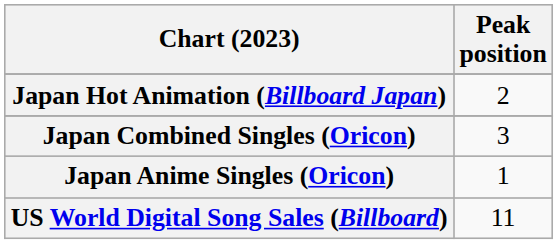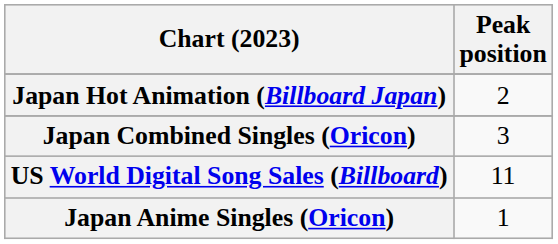rows swapped: (229, 176) <-> (229, 217)
